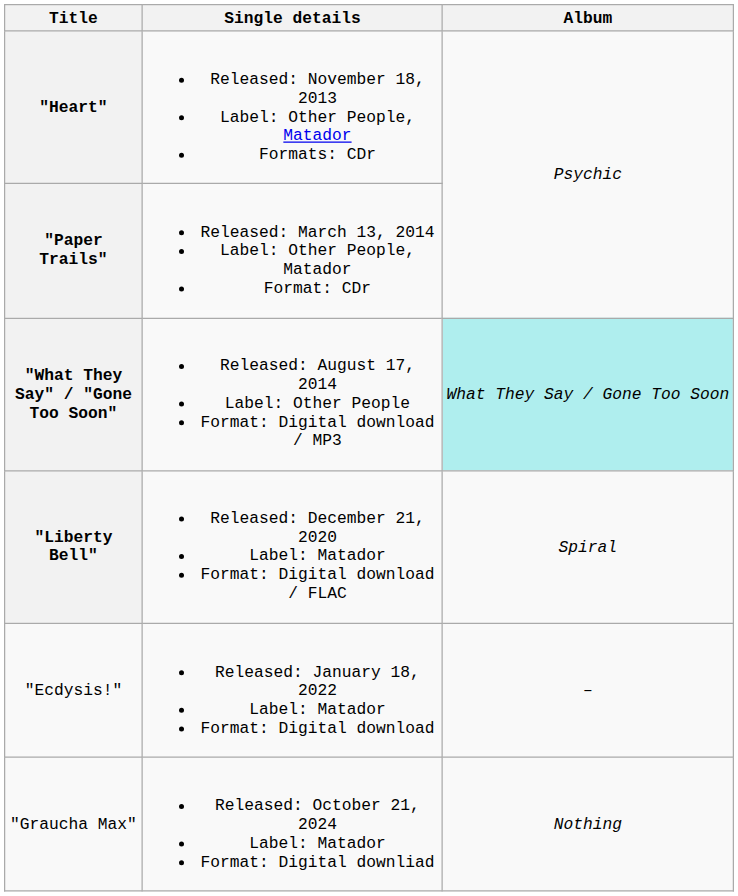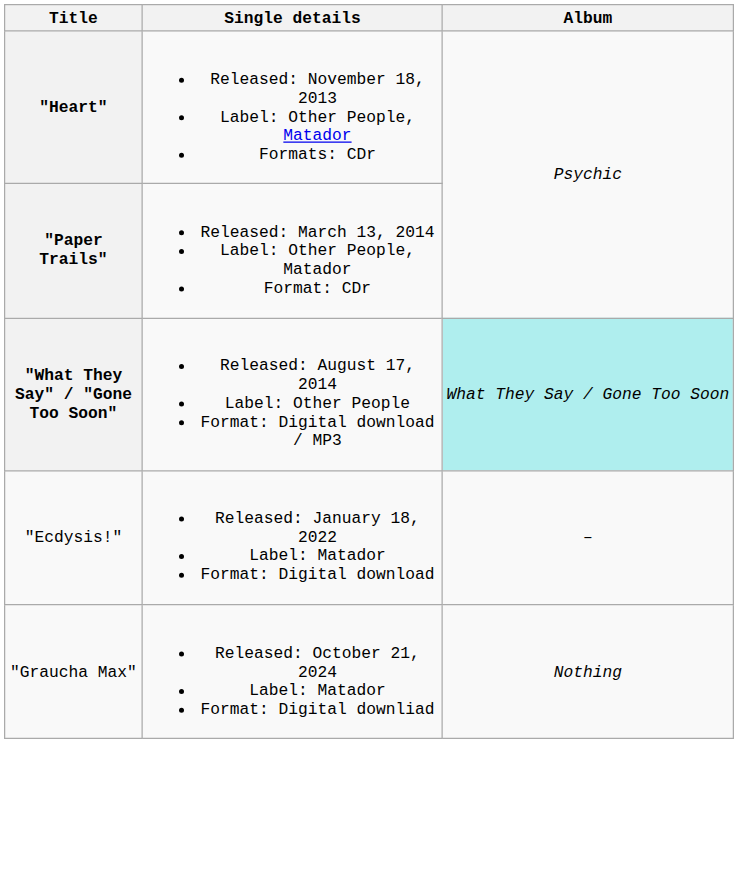- row: (73, 547)
